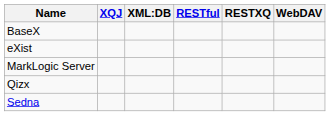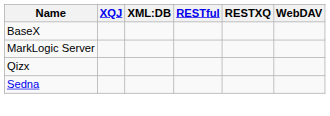- row: (19, 48)
